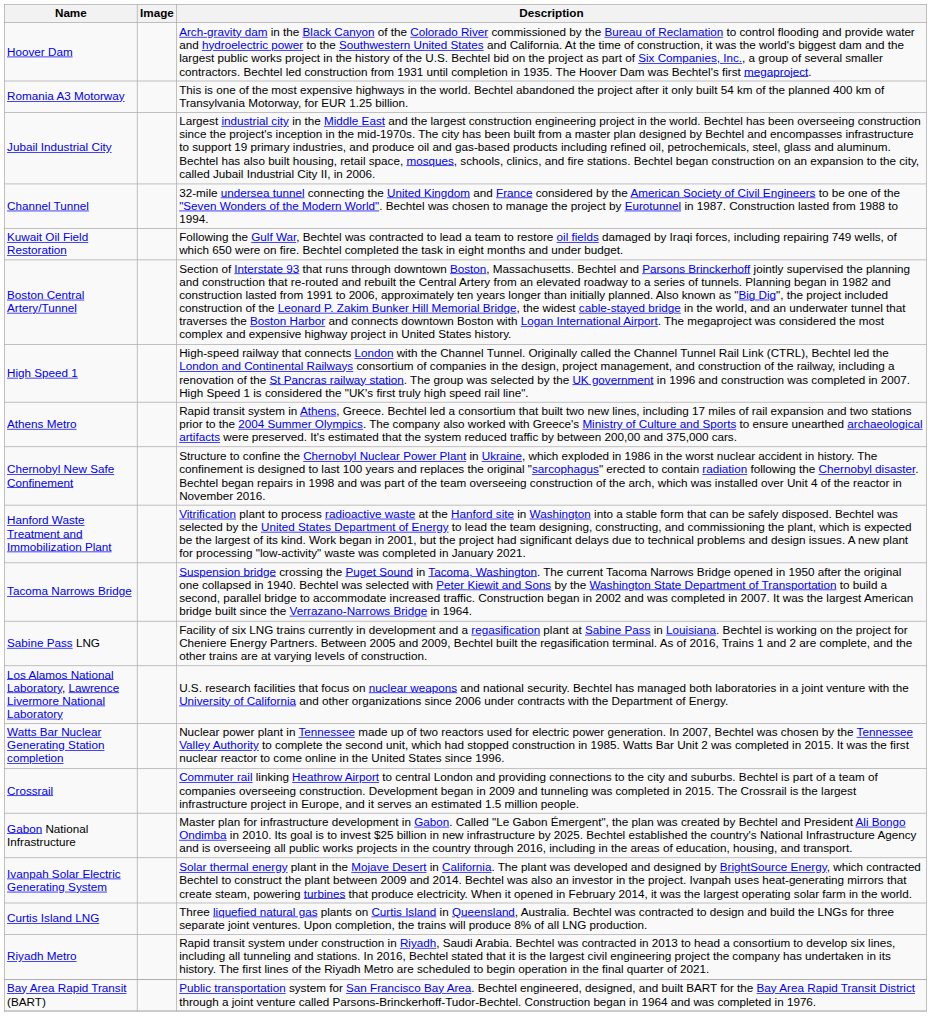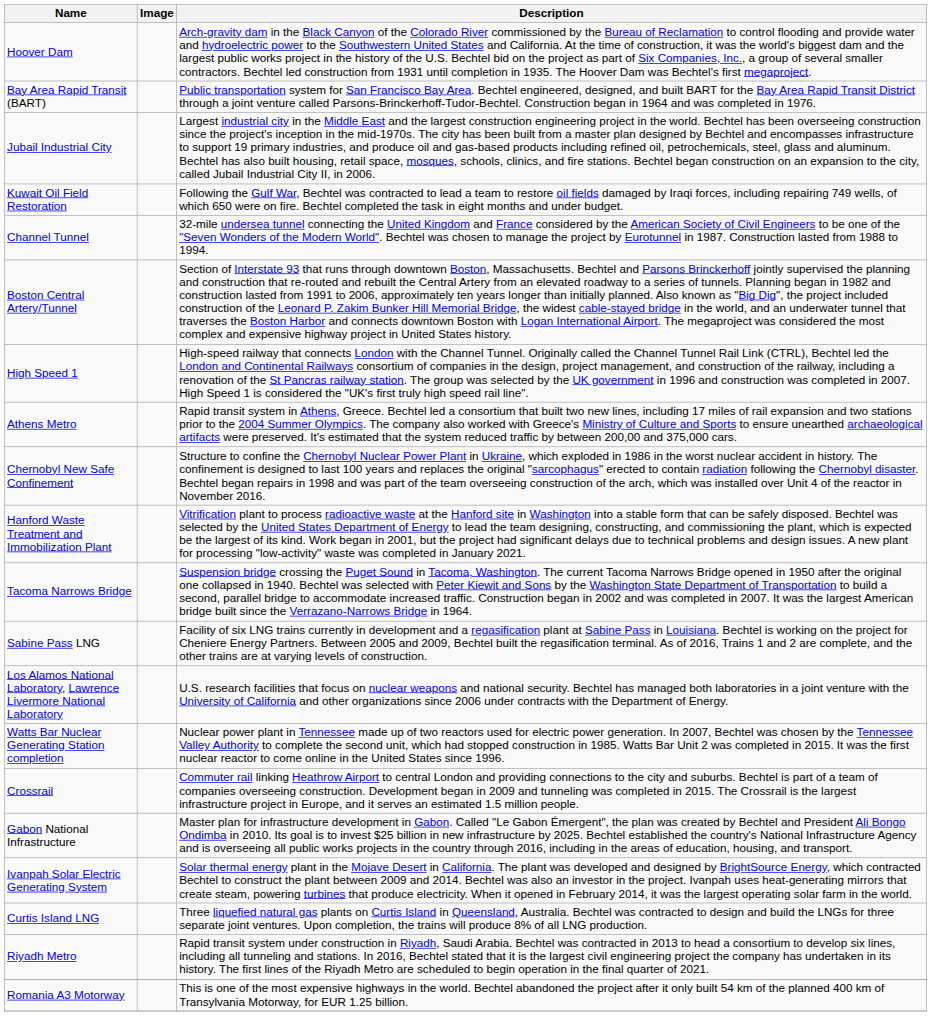rows swapped: (67, 995) <-> (66, 96)
rows swapped: (48, 206) <-> (48, 244)
